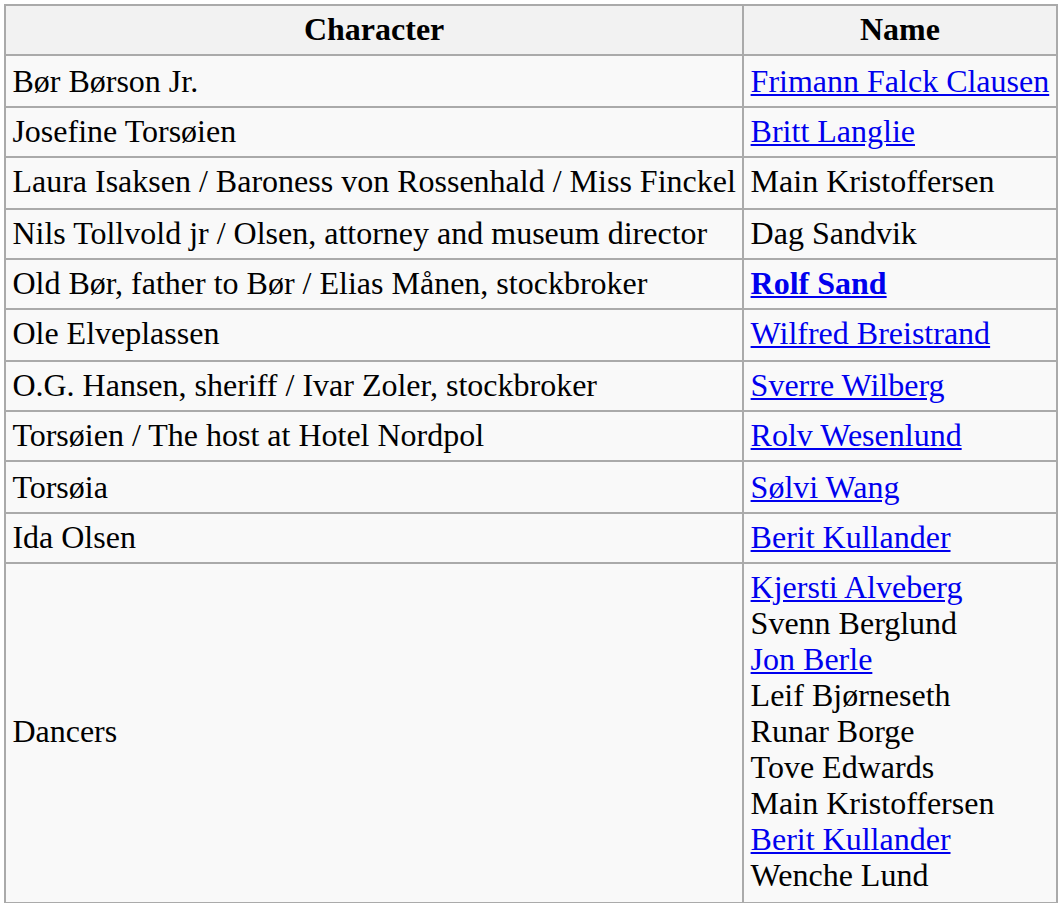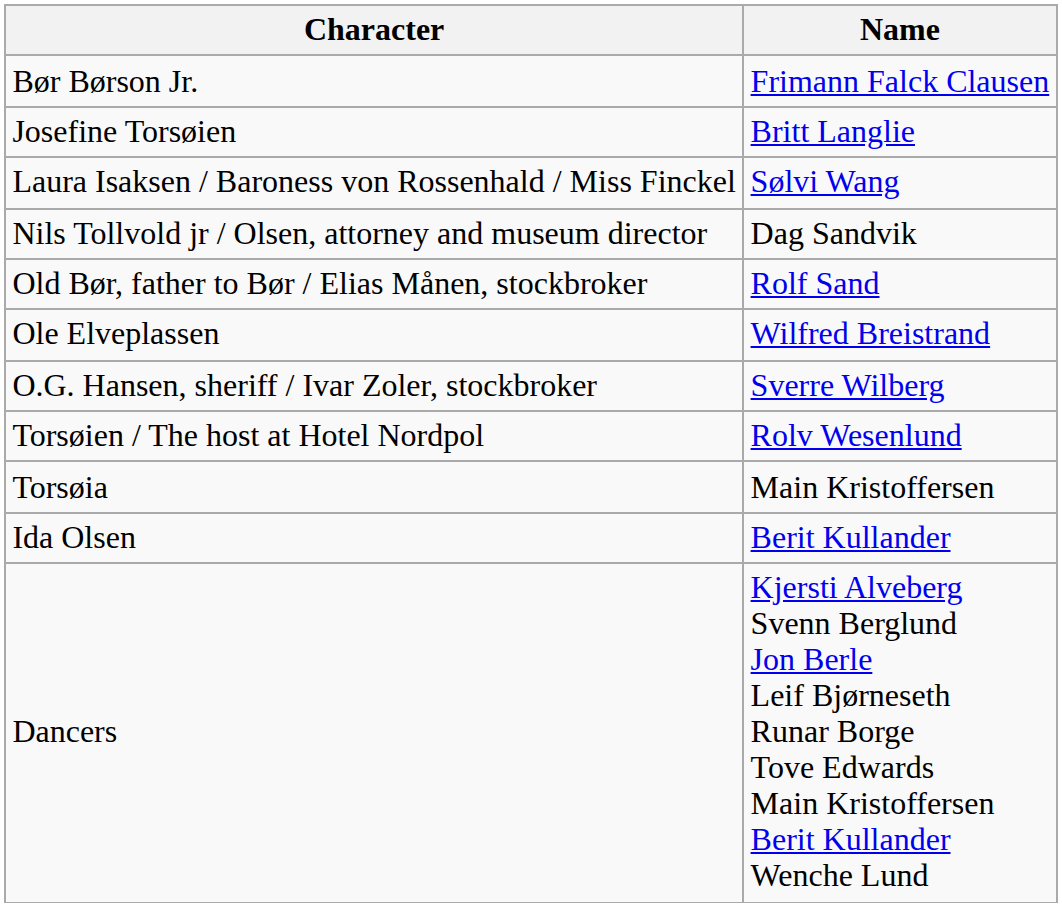(872, 182) Main Kristoffersen -> (825, 182) Sølvi Wang
(819, 283) bold -> (815, 283) normal
(825, 486) Sølvi Wang -> (872, 486) Main Kristoffersen
